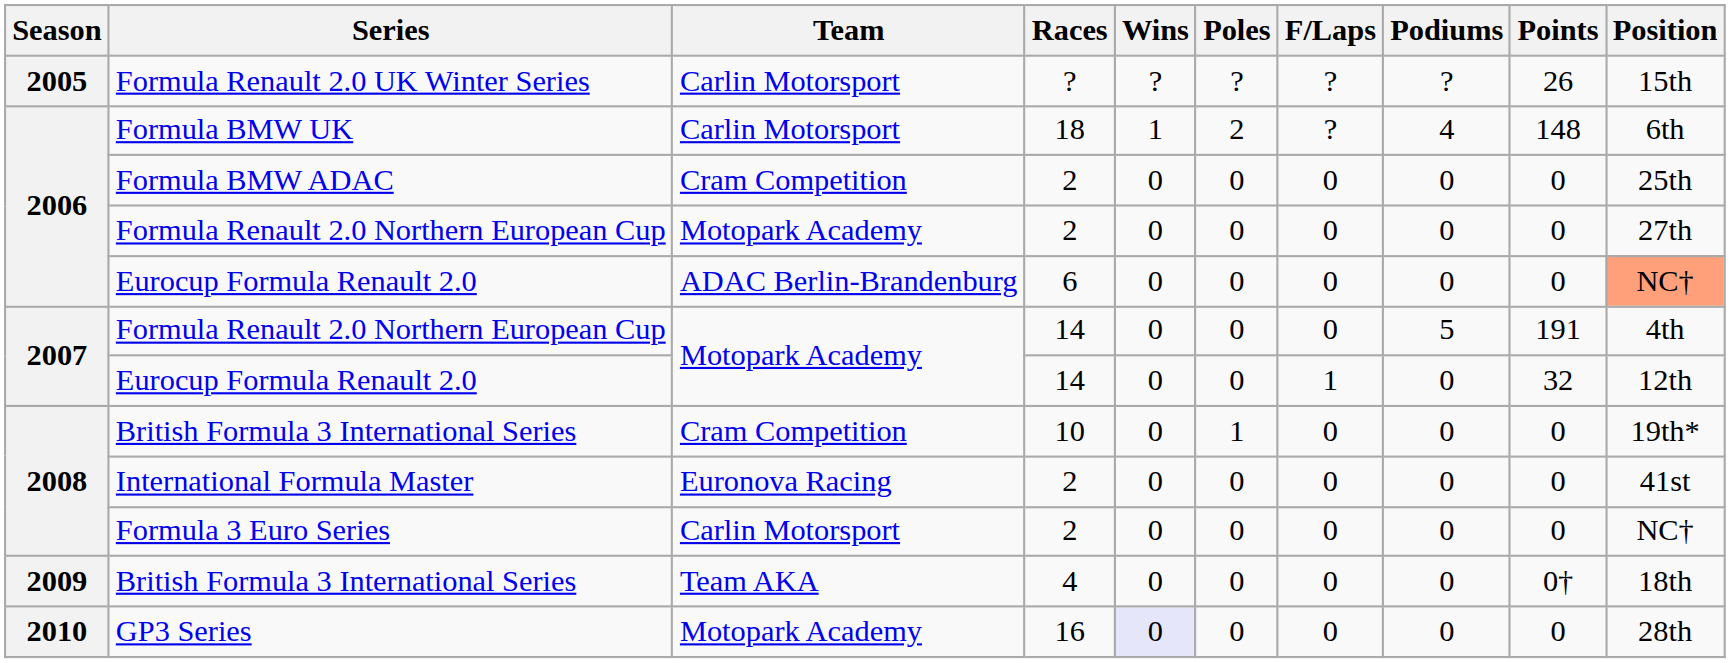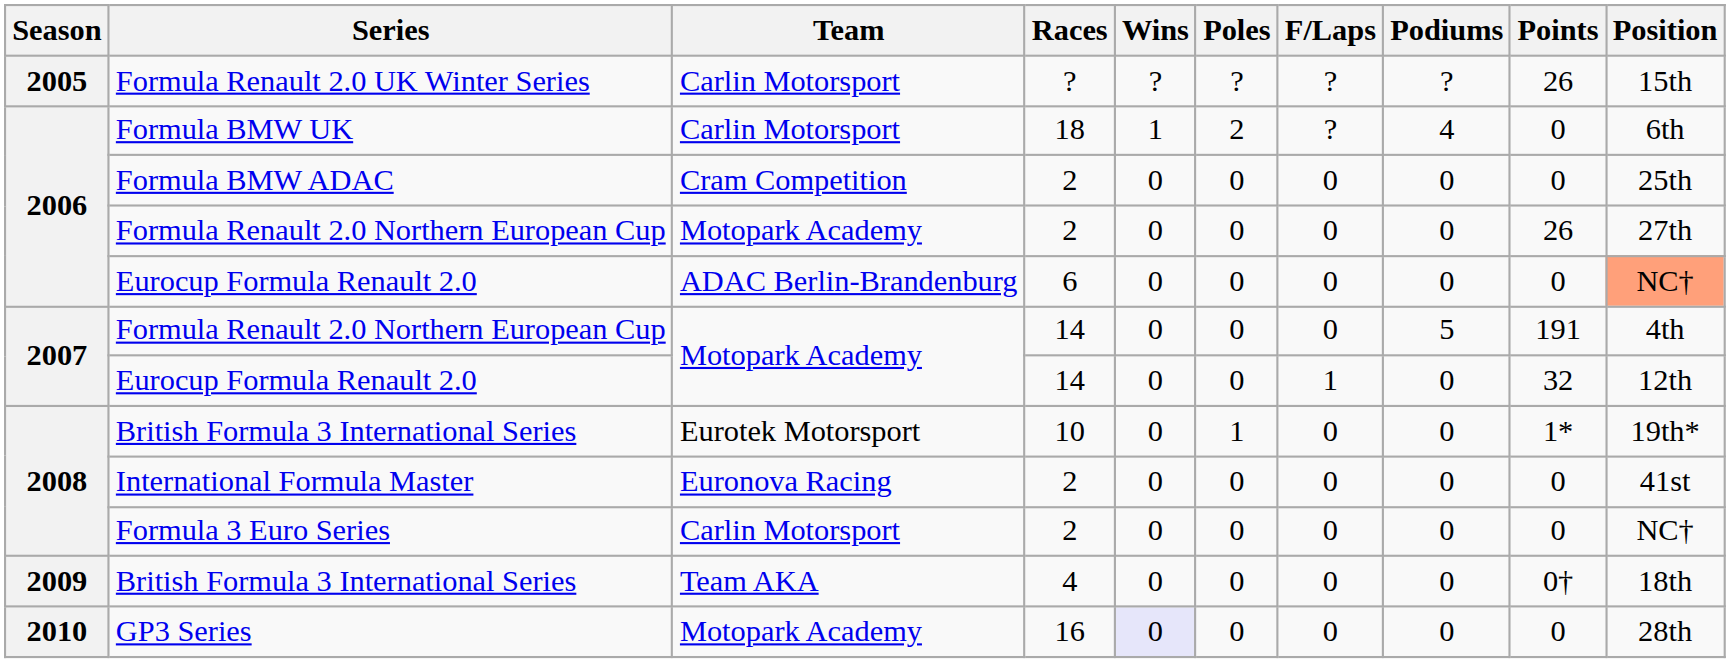(1558, 130) 148 -> (1558, 130) 0
(1558, 230) 0 -> (1558, 230) 26
(793, 430) Cram Competition -> (800, 430) Eurotek Motorsport
(1558, 430) 0 -> (1558, 430) 1*
